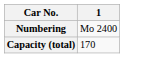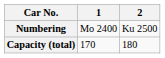+ column: (140, 12)
